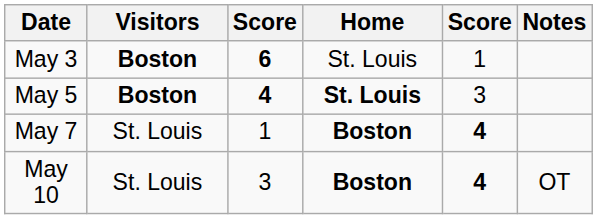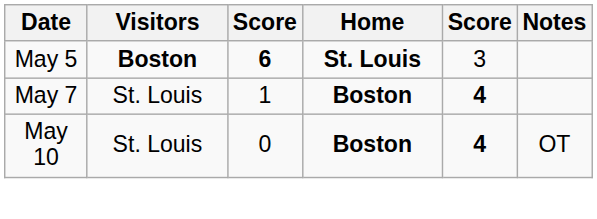- row: (46, 59)
(265, 95) 4 -> (265, 59) 6
(265, 181) 3 -> (265, 145) 0
